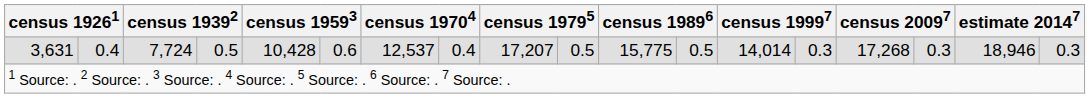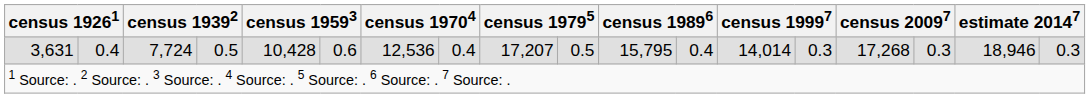(408, 50) 12,537 -> (408, 50) 12,536
(646, 50) 15,775 -> (646, 50) 15,795
(701, 50) 0.5 -> (701, 50) 0.4
